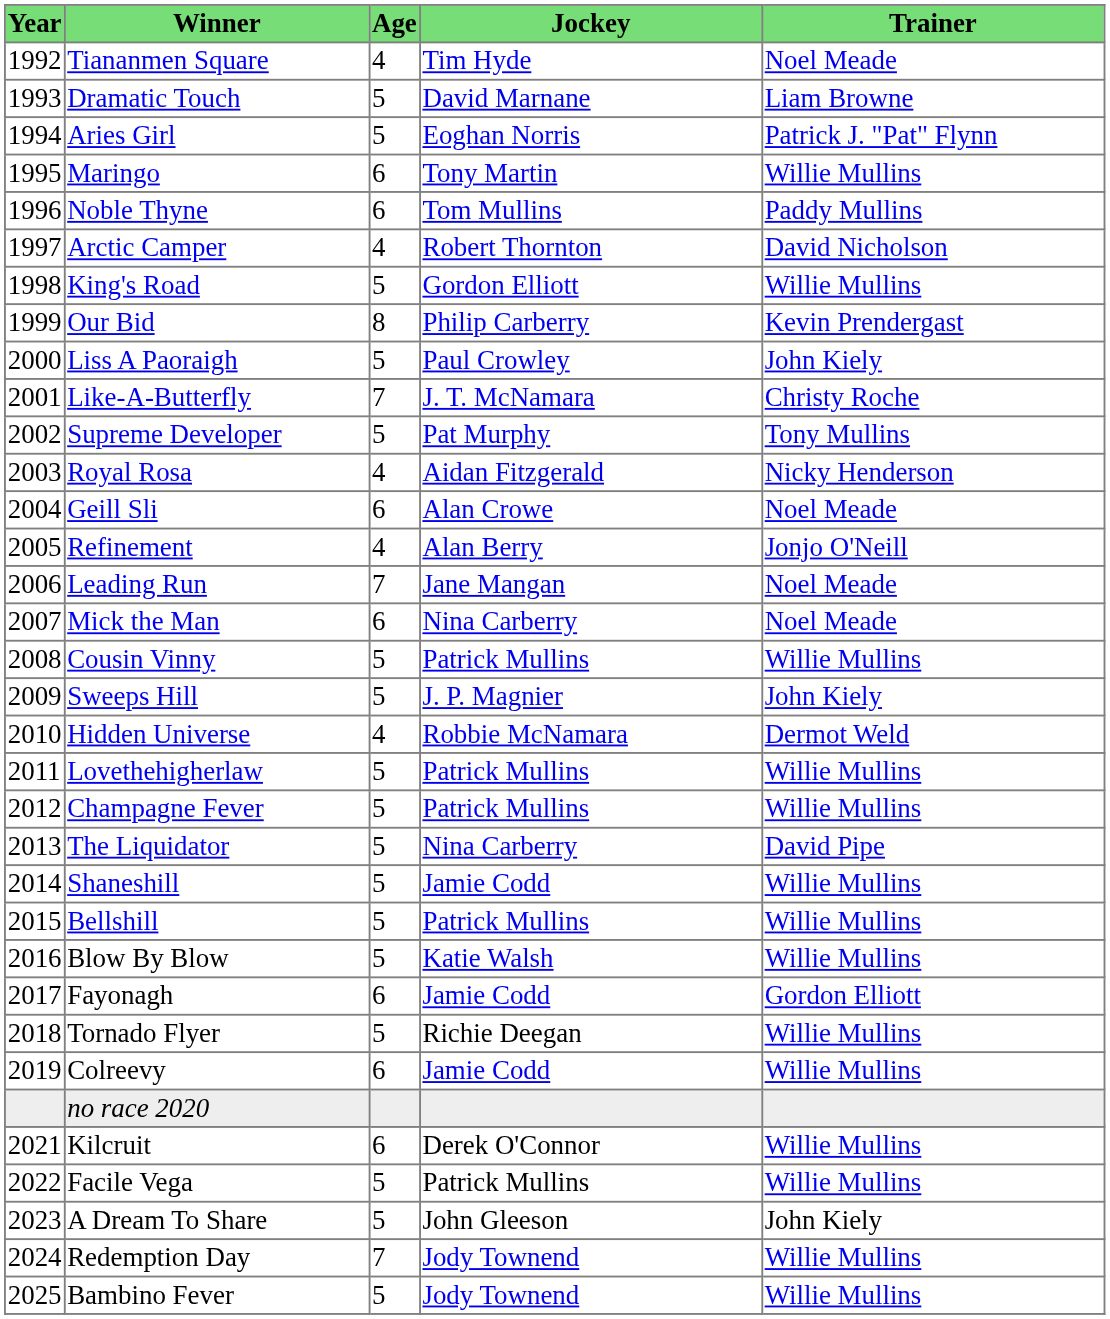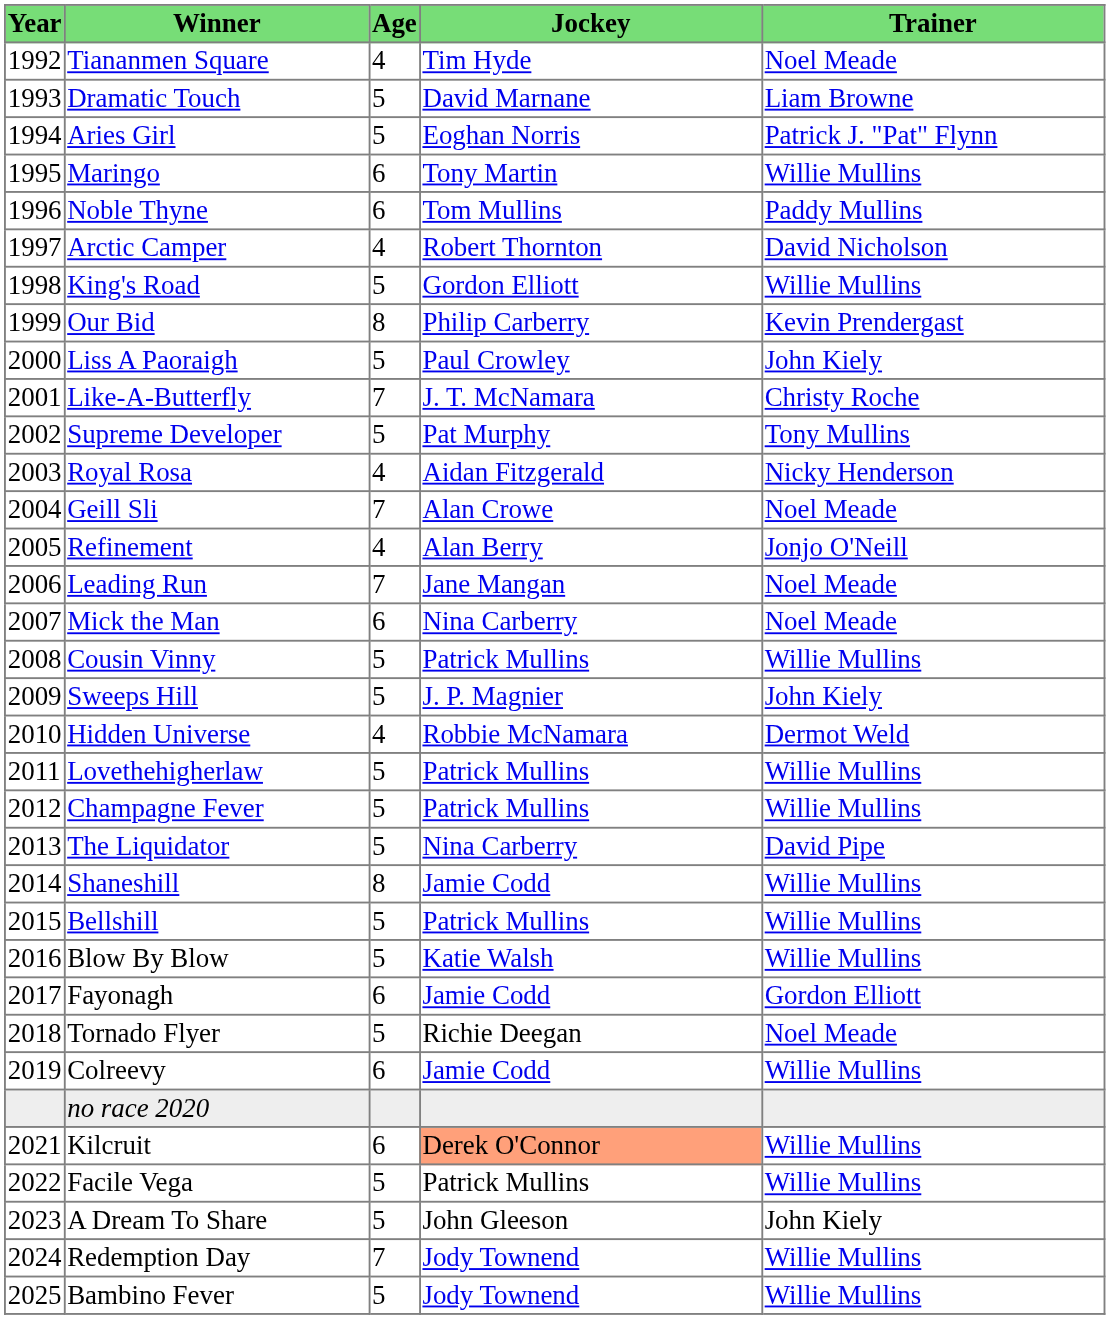(379, 509) 6 -> (379, 509) 7
(379, 883) 5 -> (379, 883) 8
(843, 1032) Willie Mullins -> (831, 1032) Noel Meade
(511, 1145) no background -> (511, 1145) lightsalmon background
